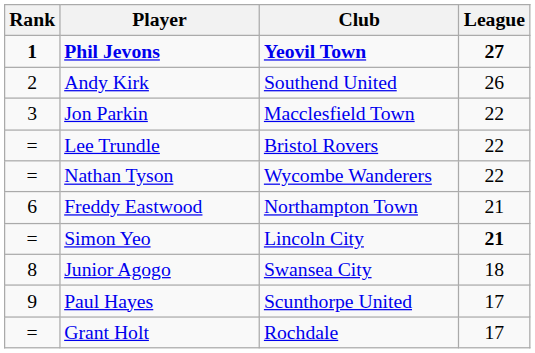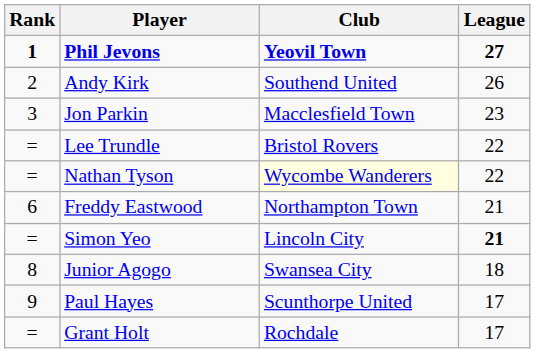(494, 113) 22 -> (494, 113) 23
(348, 176) no background -> (348, 176) lightyellow background
